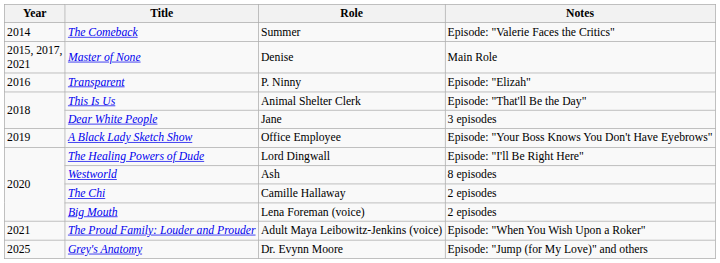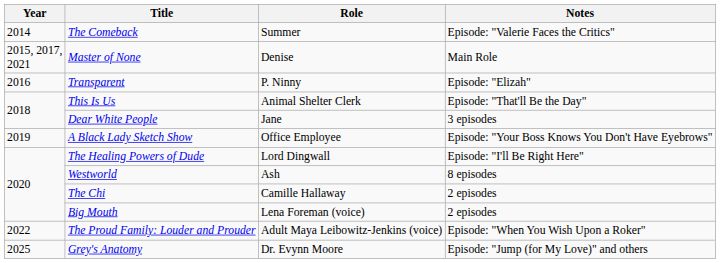(19, 230) 2021 -> (19, 230) 2022
